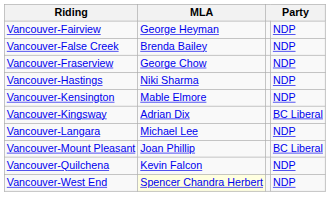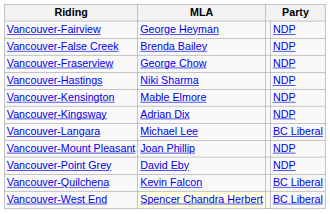(298, 115) BC Liberal -> (284, 115) NDP
(284, 132) NDP -> (298, 132) BC Liberal
(298, 149) BC Liberal -> (284, 149) NDP
+ row: (59, 166)
(284, 166) NDP -> (298, 183) BC Liberal
(284, 183) NDP -> (298, 200) BC Liberal
